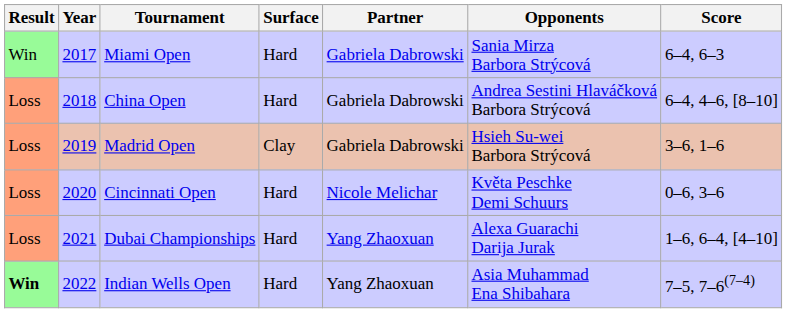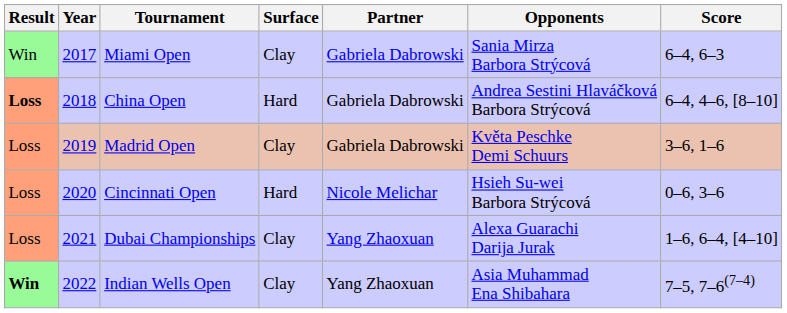(280, 54) Hard -> (279, 54) Clay
(24, 100) normal -> (25, 100) bold
(531, 146) Hsieh Su-wei Barbora Strýcová -> (522, 146) Květa Peschke Demi Schuurs
(522, 192) Květa Peschke Demi Schuurs -> (531, 192) Hsieh Su-wei Barbora Strýcová
(280, 238) Hard -> (279, 238) Clay
(280, 284) Hard -> (279, 284) Clay
